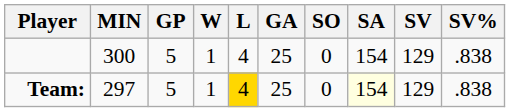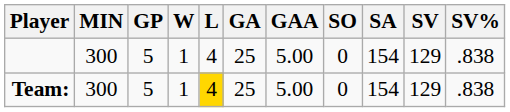+ column: (295, 21)
(119, 89) 297 -> (101, 89) 300
(371, 89) lightyellow background -> (383, 89) no background
